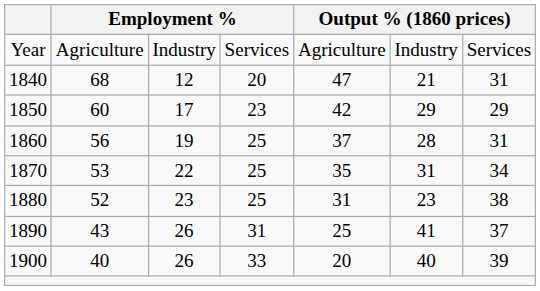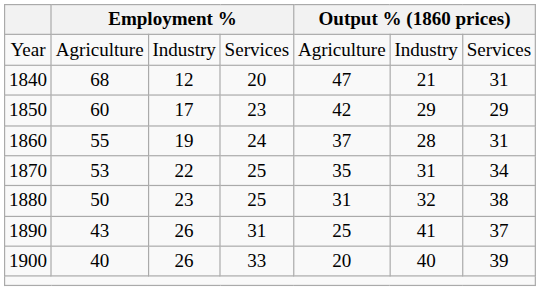(100, 140) 56 -> (100, 140) 55
(257, 140) 25 -> (257, 140) 24
(100, 200) 52 -> (100, 200) 50
(426, 200) 23 -> (426, 200) 32
